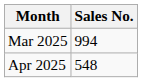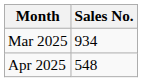(86, 40) 994 -> (86, 40) 934
